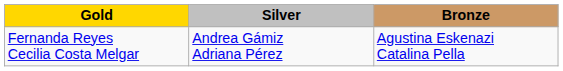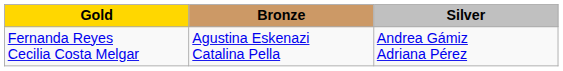columns swapped: (281, 15) <-> (466, 15)
